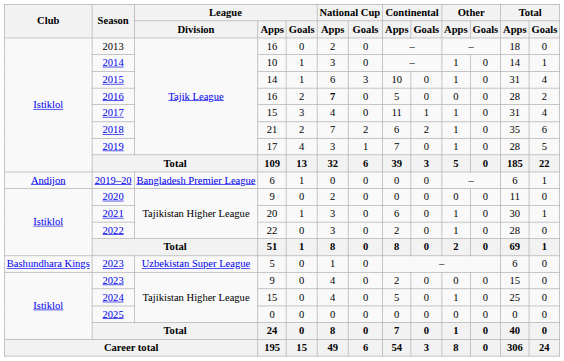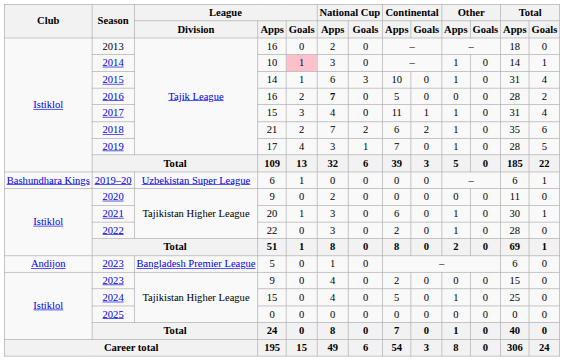(302, 63) no background -> (302, 63) pink background
(48, 180) Andijon -> (48, 180) Bashundhara Kings
(196, 180) Bangladesh Premier League -> (196, 180) Uzbekistan Super League
(48, 264) Bashundhara Kings -> (48, 264) Andijon
(196, 264) Uzbekistan Super League -> (196, 264) Bangladesh Premier League
